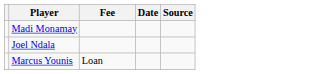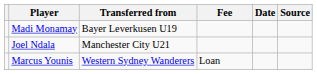+ column: (138, 12)
